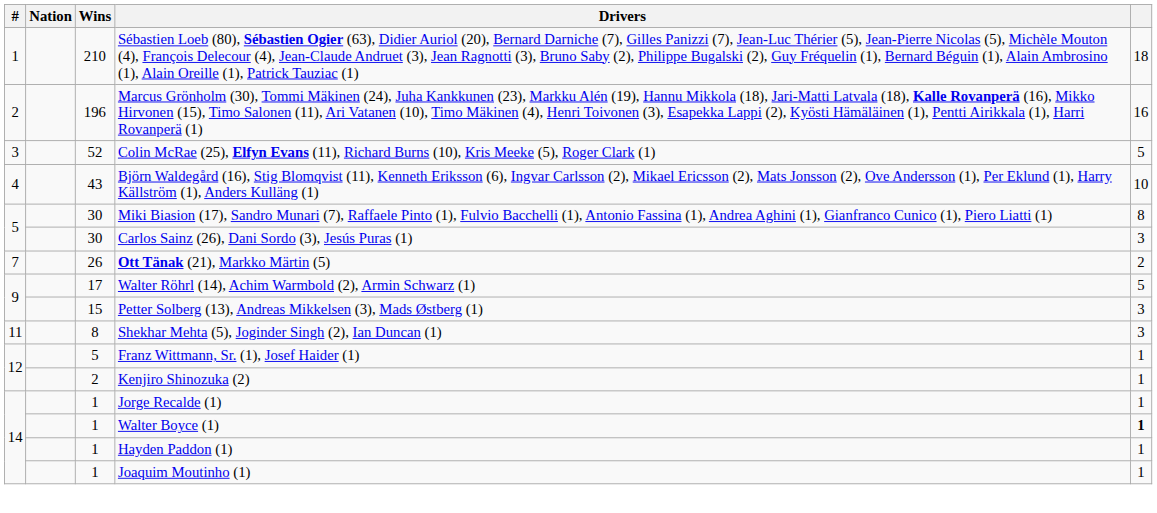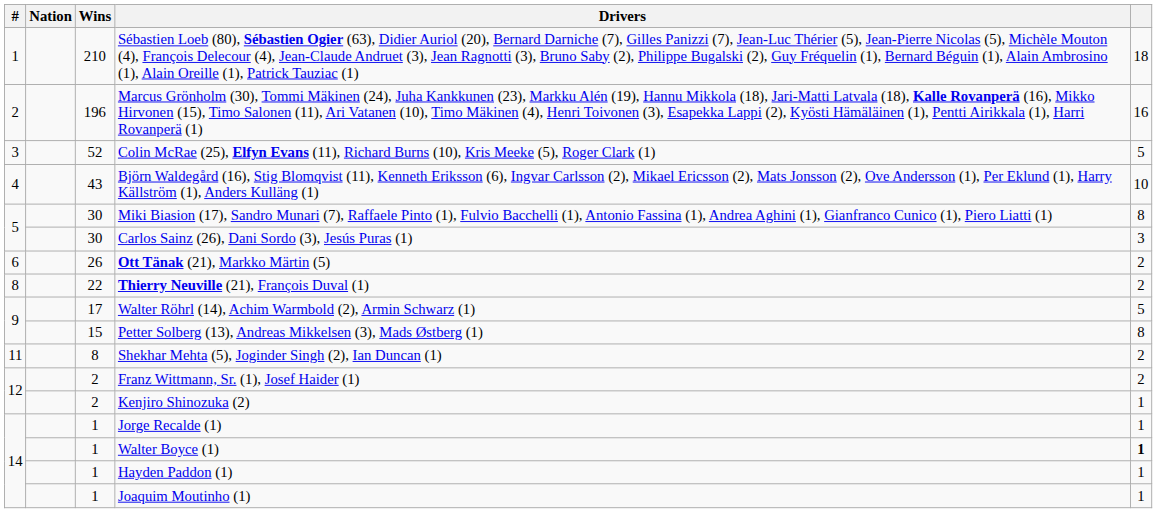(15, 262) 7 -> (15, 262) 6
+ row: (243, 285)
(1141, 309) 3 -> (1141, 332) 8
(1141, 332) 3 -> (1141, 355) 2
(95, 355) 5 -> (95, 379) 2
(1141, 355) 1 -> (1141, 379) 2
